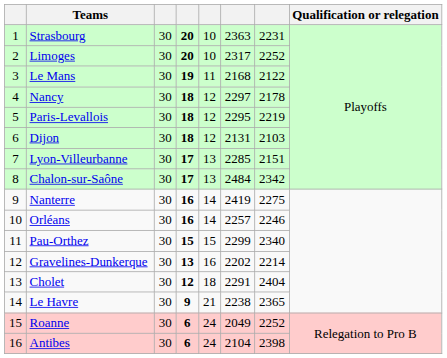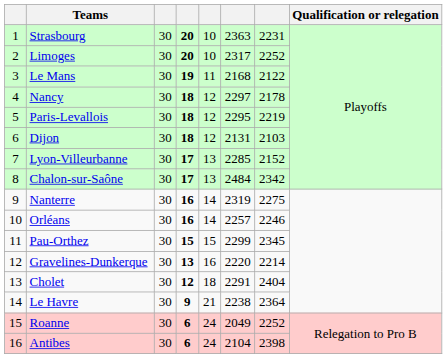(272, 158) 2151 -> (272, 158) 2152
(238, 199) 2419 -> (238, 199) 2319
(272, 240) 2340 -> (272, 240) 2345
(238, 261) 2202 -> (238, 261) 2220
(272, 302) 2365 -> (272, 302) 2364
